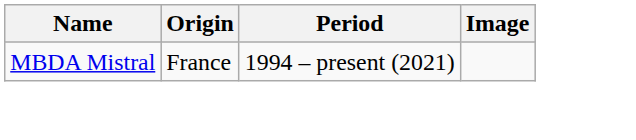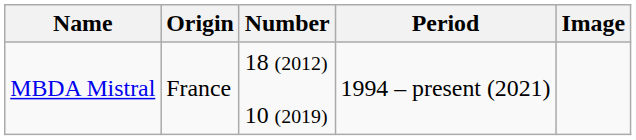+ column: (287, 23)
